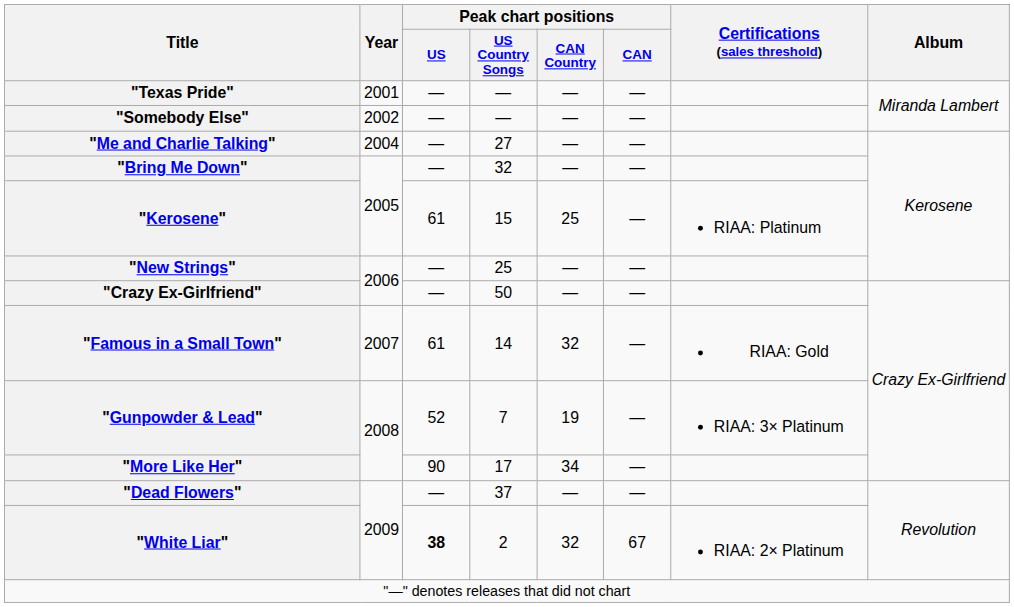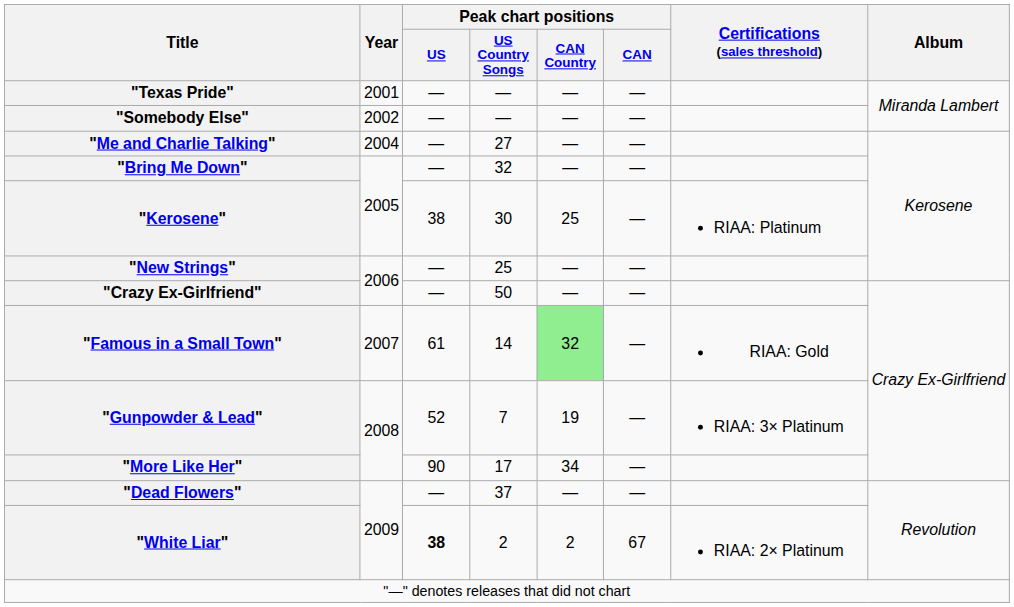(436, 218) 61 -> (436, 218) 38
(503, 218) 15 -> (503, 218) 30
(570, 343) no background -> (570, 343) lightgreen background
(570, 542) 32 -> (570, 542) 2
